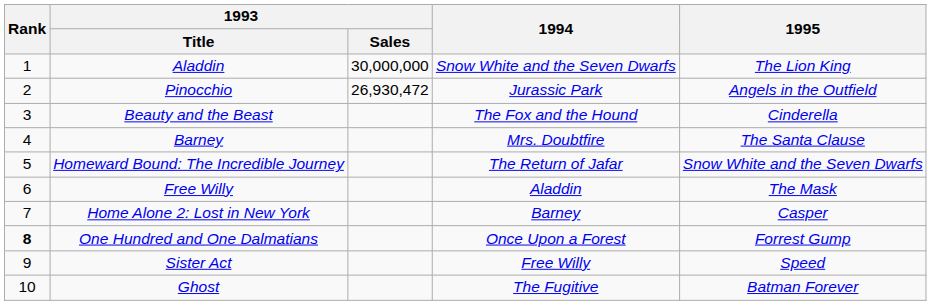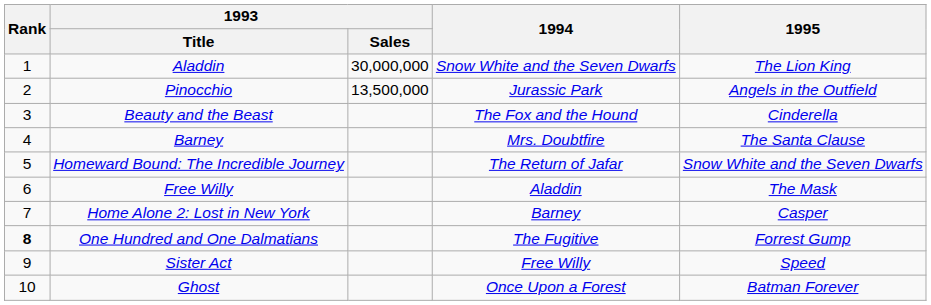(390, 90) 26,930,472 -> (390, 90) 13,500,000
(556, 238) Once Upon a Forest -> (556, 238) The Fugitive
(556, 287) The Fugitive -> (556, 287) Once Upon a Forest
